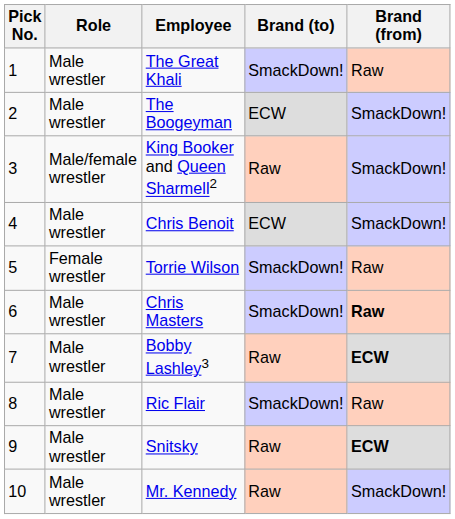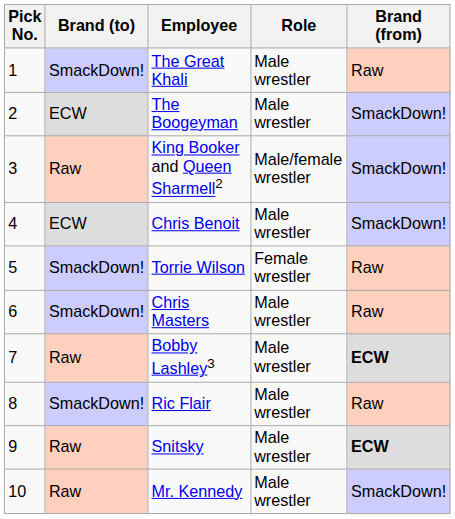columns swapped: (296, 26) <-> (94, 26)
(368, 311) bold -> (367, 311) normal
